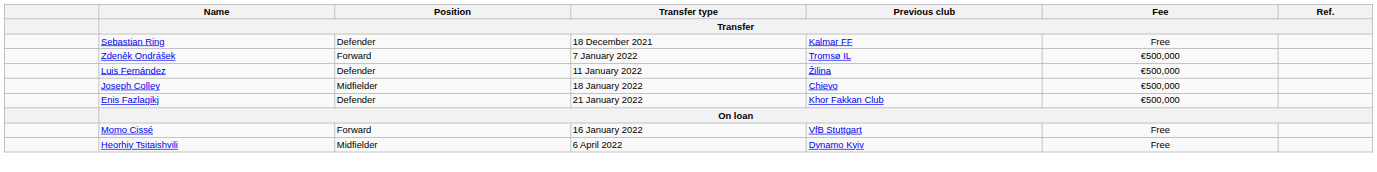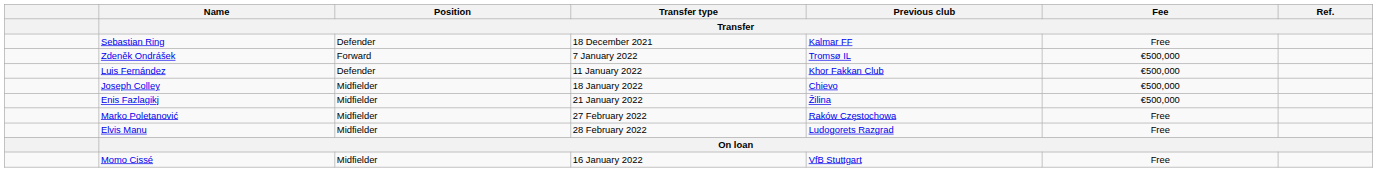(820, 71) Žilina -> (846, 71) Khor Fakkan Club
(356, 100) Defender -> (357, 100) Midfielder
(846, 100) Khor Fakkan Club -> (820, 100) Žilina
+ row: (140, 115)
+ row: (124, 130)
(354, 130) Forward -> (357, 159) Midfielder
- row: (139, 144)
